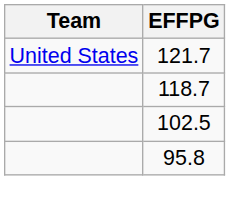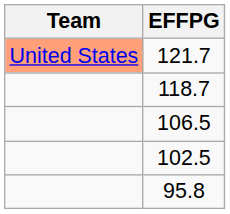(74, 55) no background -> (74, 55) lightsalmon background
+ row: (184, 123)
